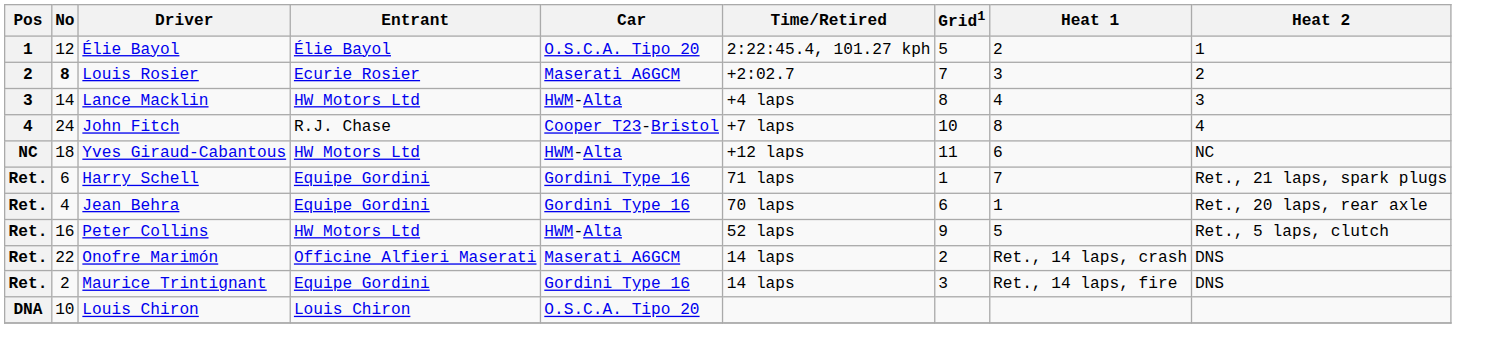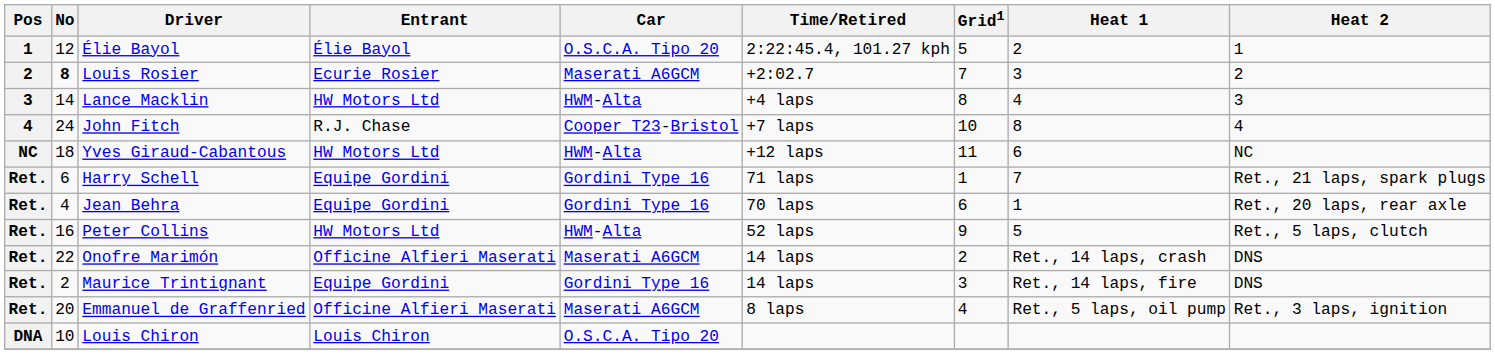+ row: (194, 311)
